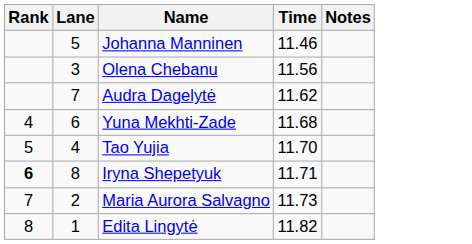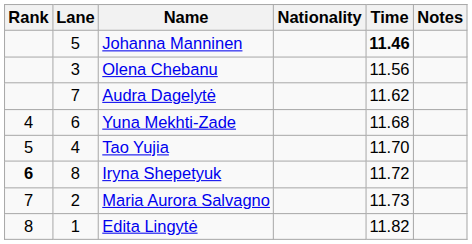+ column: (320, 17)
(298, 43) normal -> (390, 43) bold
(298, 174) 11.71 -> (390, 174) 11.72
